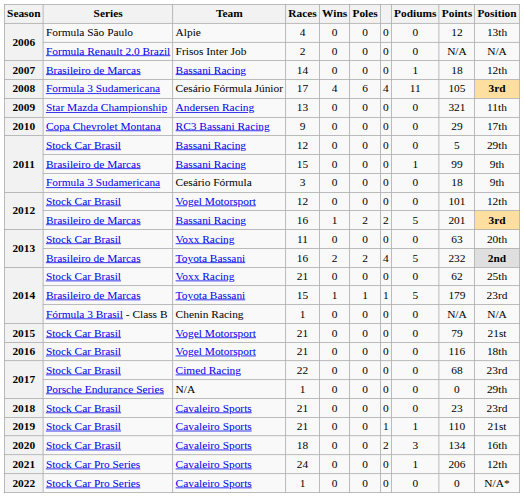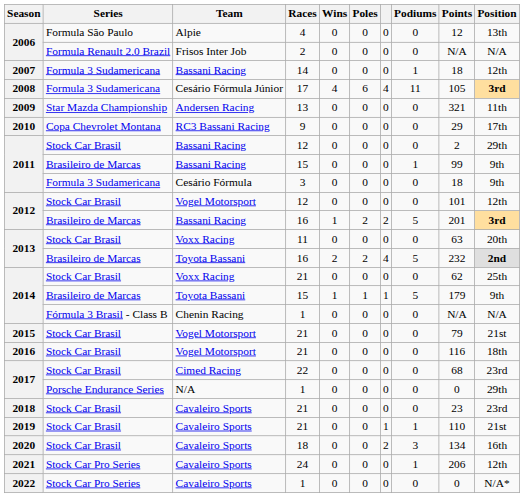(93, 70) Brasileiro de Marcas -> (103, 70) Formula 3 Sudamericana
(457, 145) 5 -> (457, 145) 2
(497, 295) 23rd -> (497, 295) 9th
